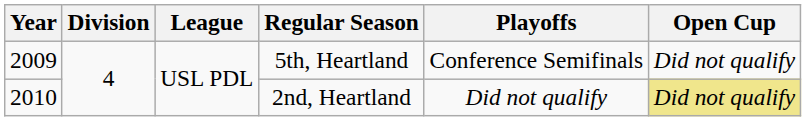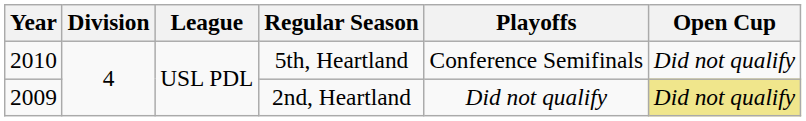(33, 60) 2009 -> (33, 60) 2010
(33, 97) 2010 -> (33, 97) 2009
